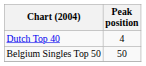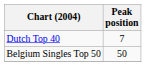(122, 38) 4 -> (122, 38) 7
